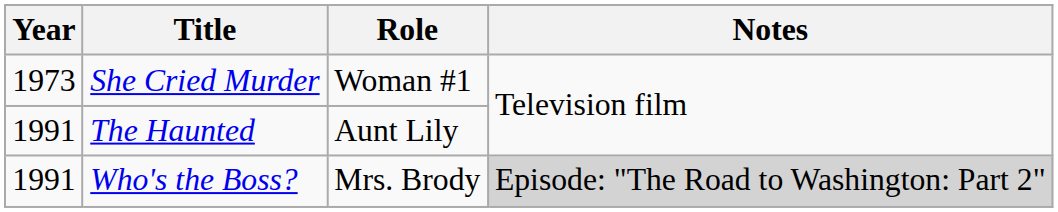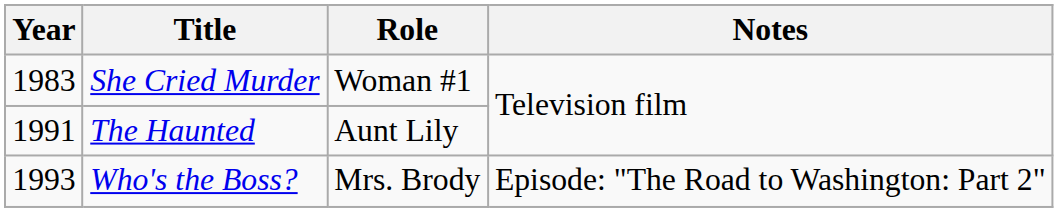(44, 79) 1973 -> (44, 79) 1983
(44, 180) 1991 -> (44, 180) 1993
(770, 180) lightgrey background -> (770, 180) no background
